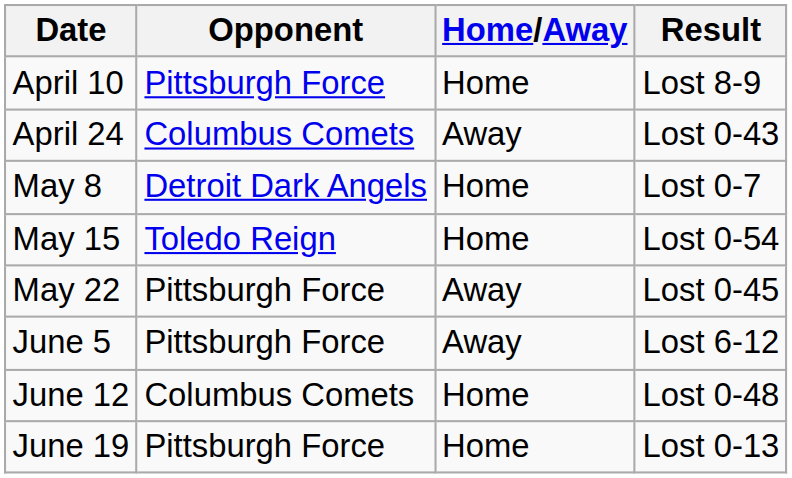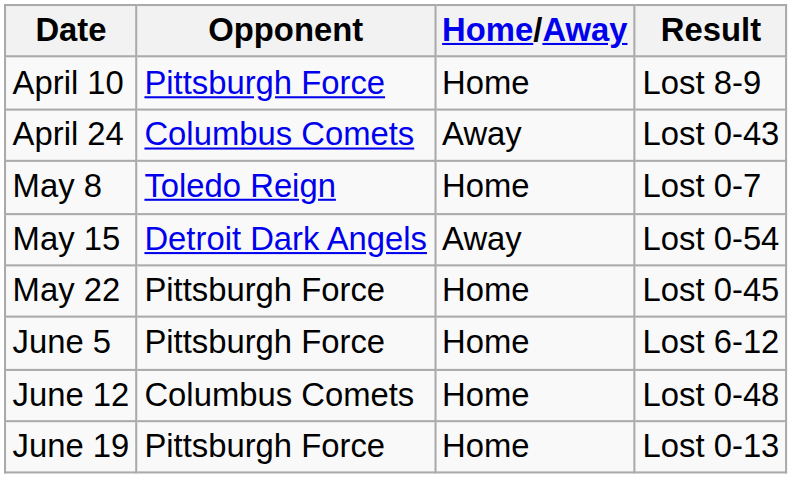(286, 186) Detroit Dark Angels -> (240, 186) Toledo Reign
(240, 238) Toledo Reign -> (286, 238) Detroit Dark Angels
(486, 238) Home -> (482, 238) Away
(482, 290) Away -> (486, 290) Home
(482, 342) Away -> (486, 342) Home
